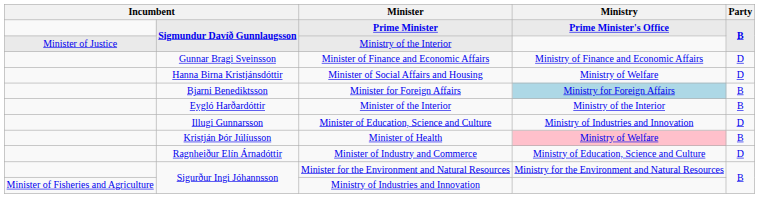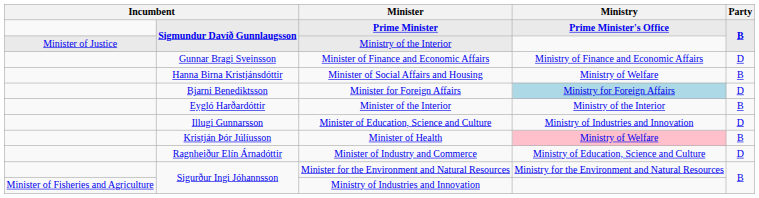(740, 75) D -> (740, 75) B
(740, 91) B -> (740, 91) D
